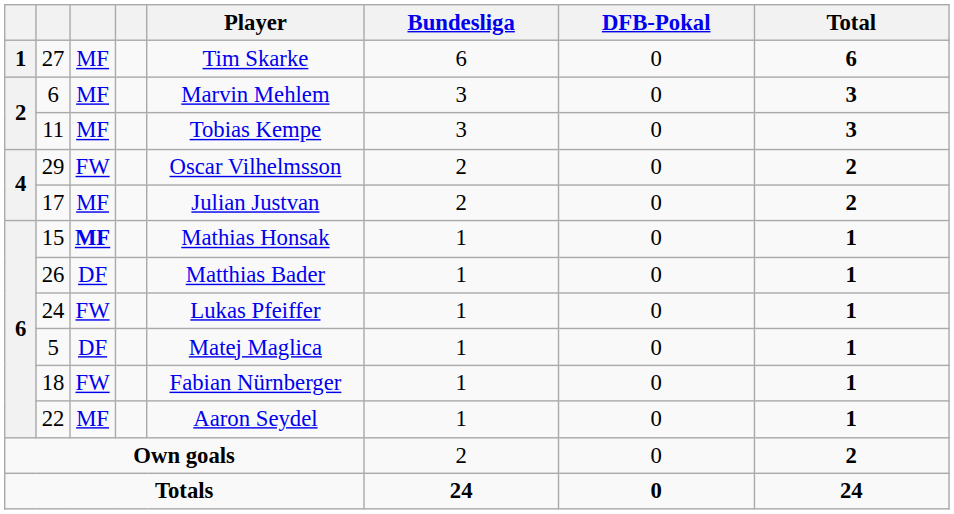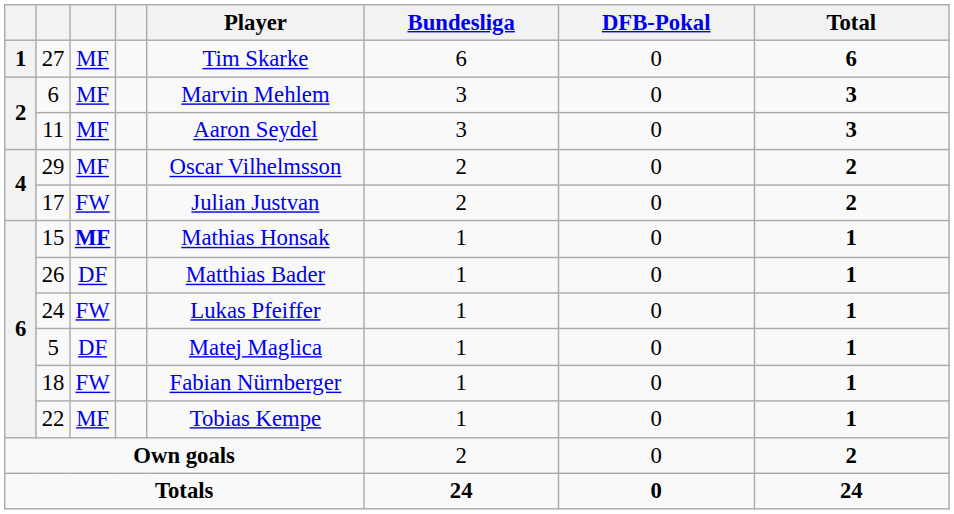(255, 130) Tobias Kempe -> (255, 130) Aaron Seydel
(93, 166) FW -> (93, 166) MF
(93, 202) MF -> (93, 202) FW
(255, 418) Aaron Seydel -> (255, 418) Tobias Kempe
